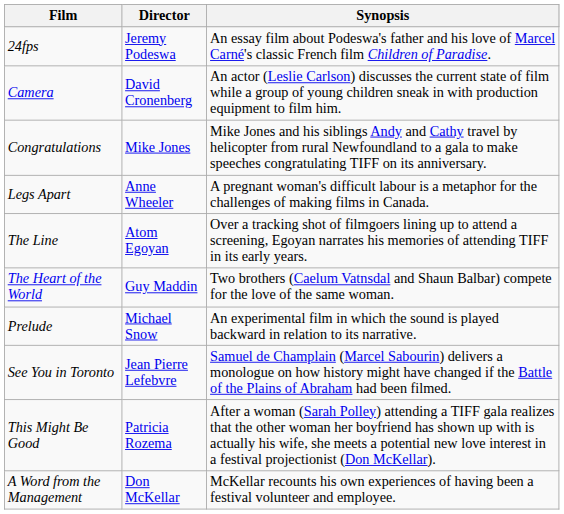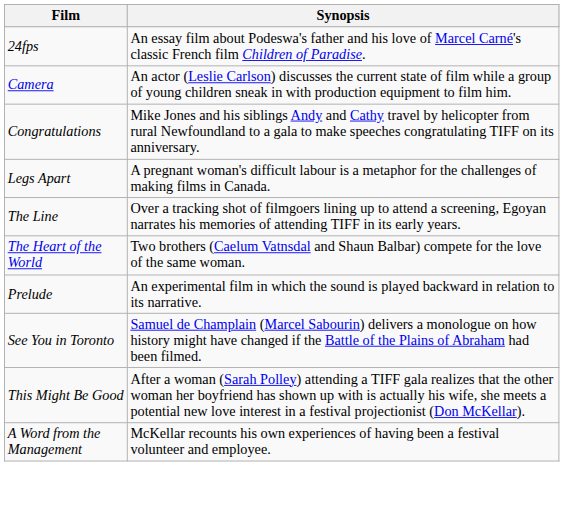- column: (164, 15)
